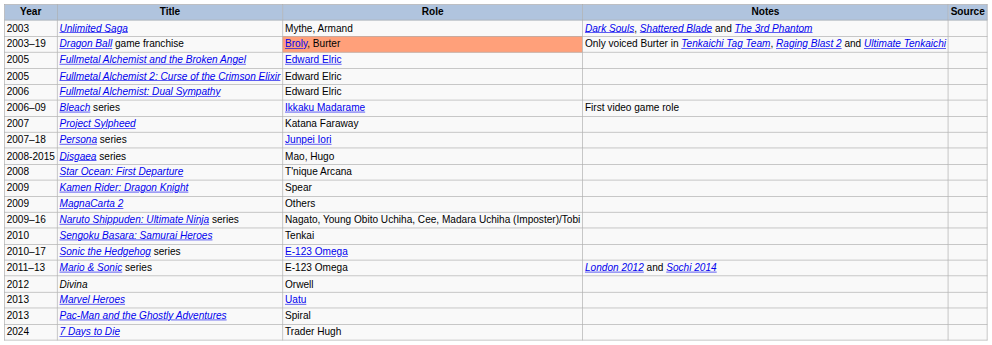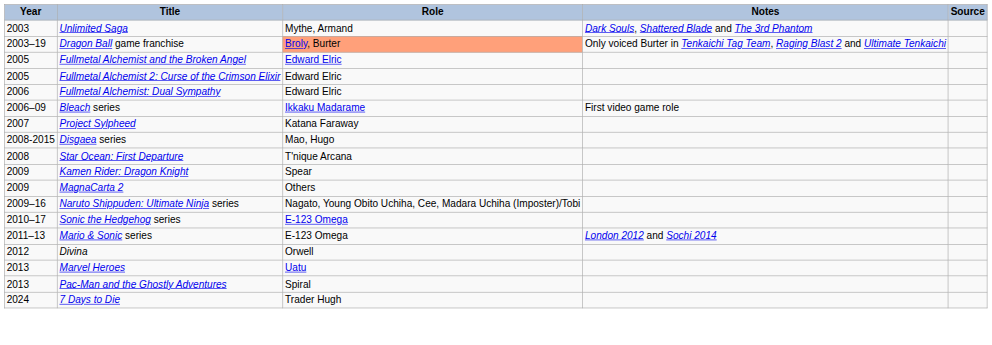- row: (93, 140)
- row: (136, 236)
